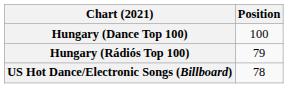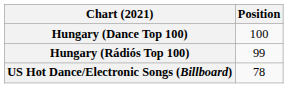(259, 53) 79 -> (259, 53) 99
